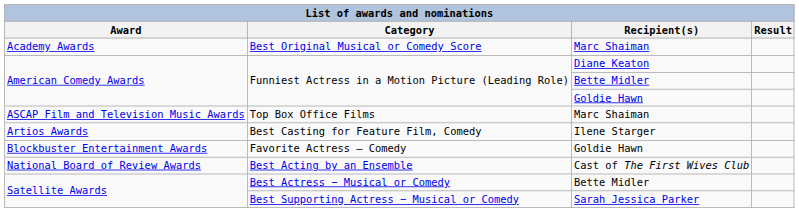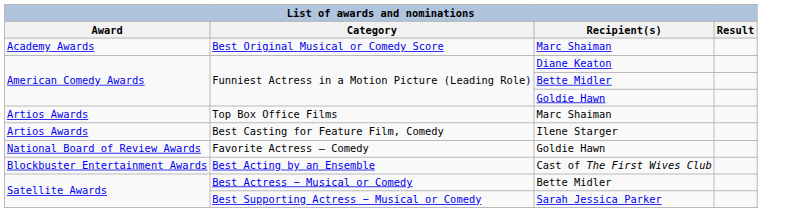(126, 115) ASCAP Film and Television Music Awards -> (48, 115) Artios Awards
(107, 148) Blockbuster Entertainment Awards -> (104, 148) National Board of Review Awards
(104, 165) National Board of Review Awards -> (107, 165) Blockbuster Entertainment Awards
